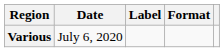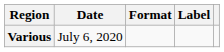columns swapped: (189, 15) <-> (145, 15)
